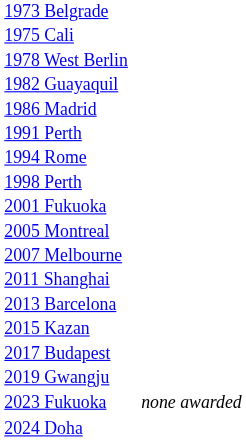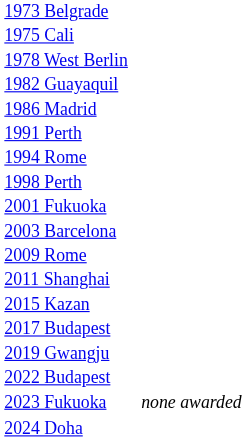+ row: (60, 231)
- row: (57, 231)
- row: (63, 255)
+ row: (46, 255)
- row: (60, 304)
+ row: (57, 377)
